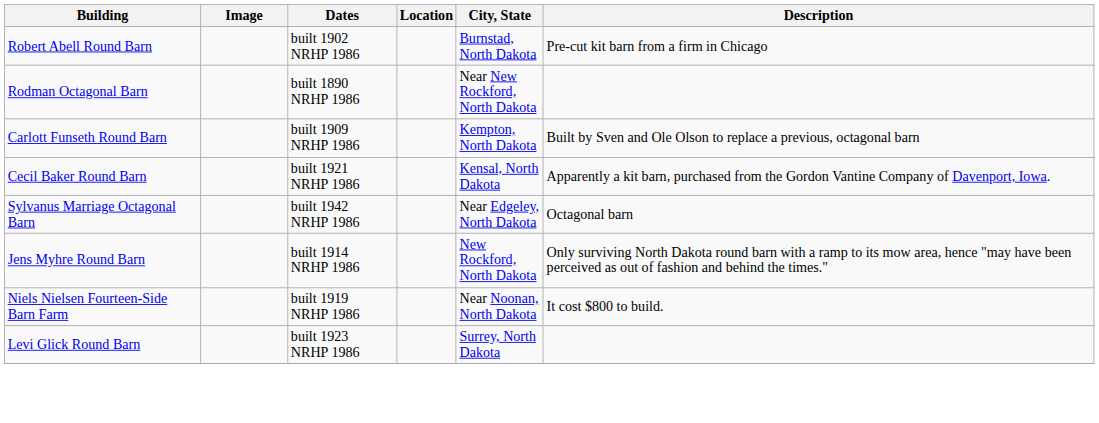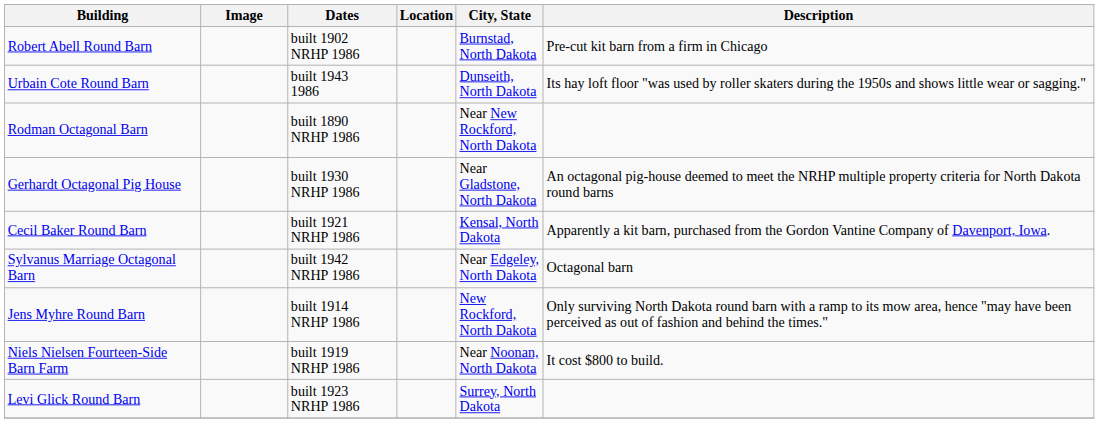+ row: (78, 84)
+ row: (94, 184)
- row: (87, 138)
